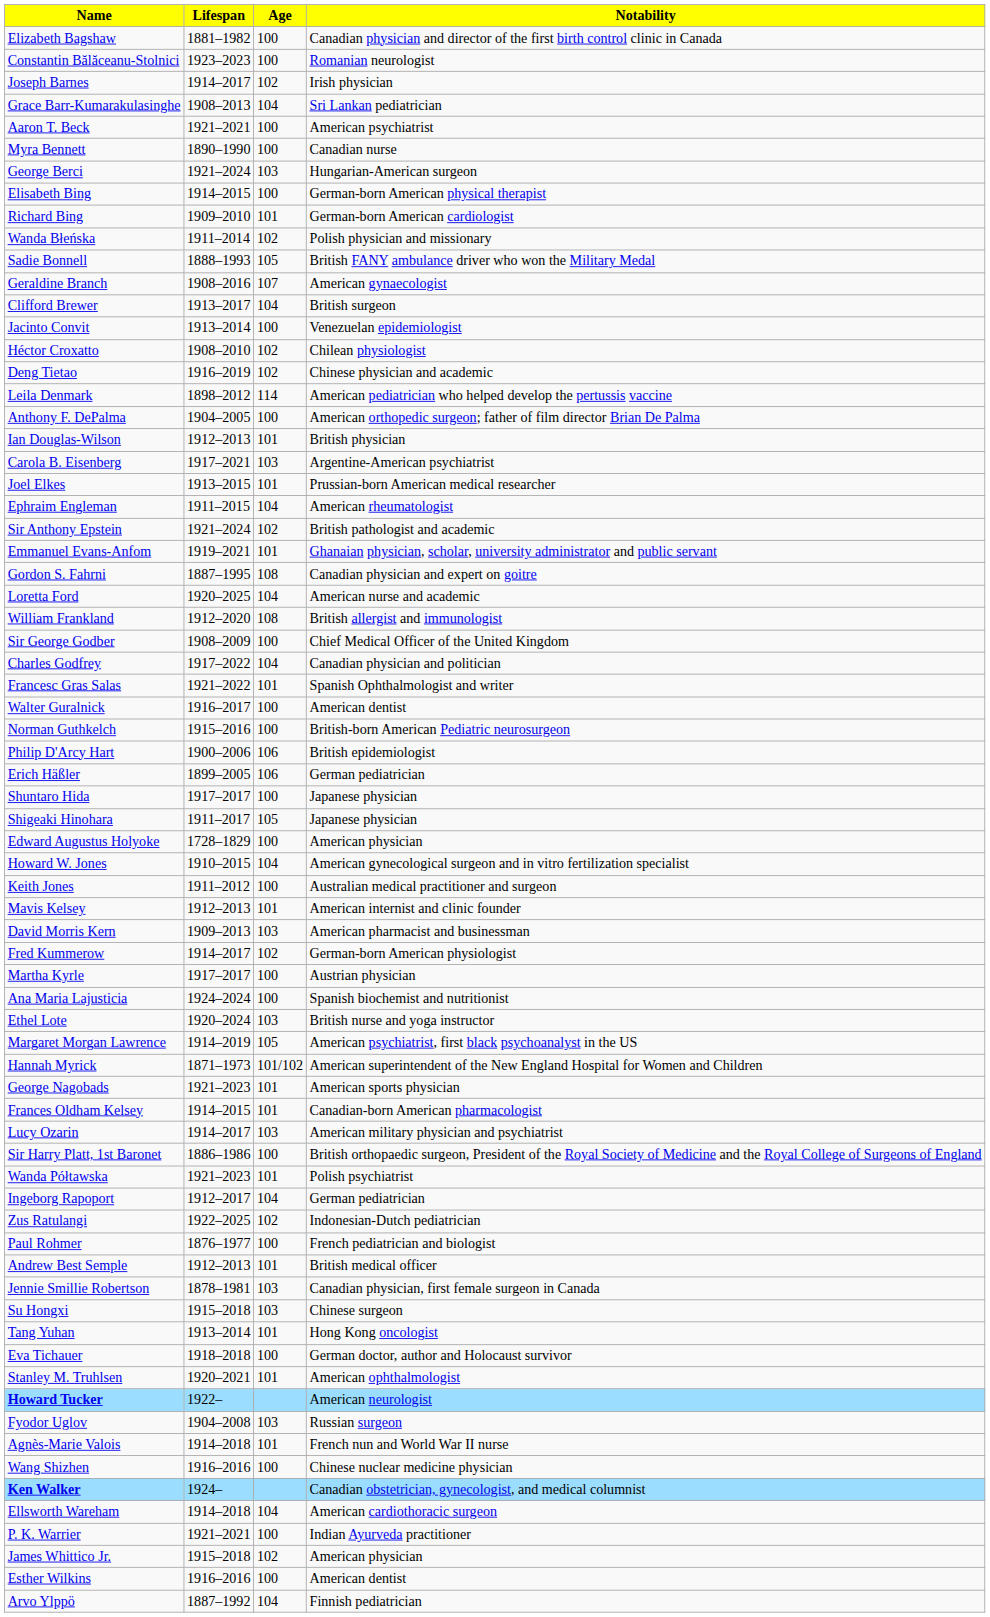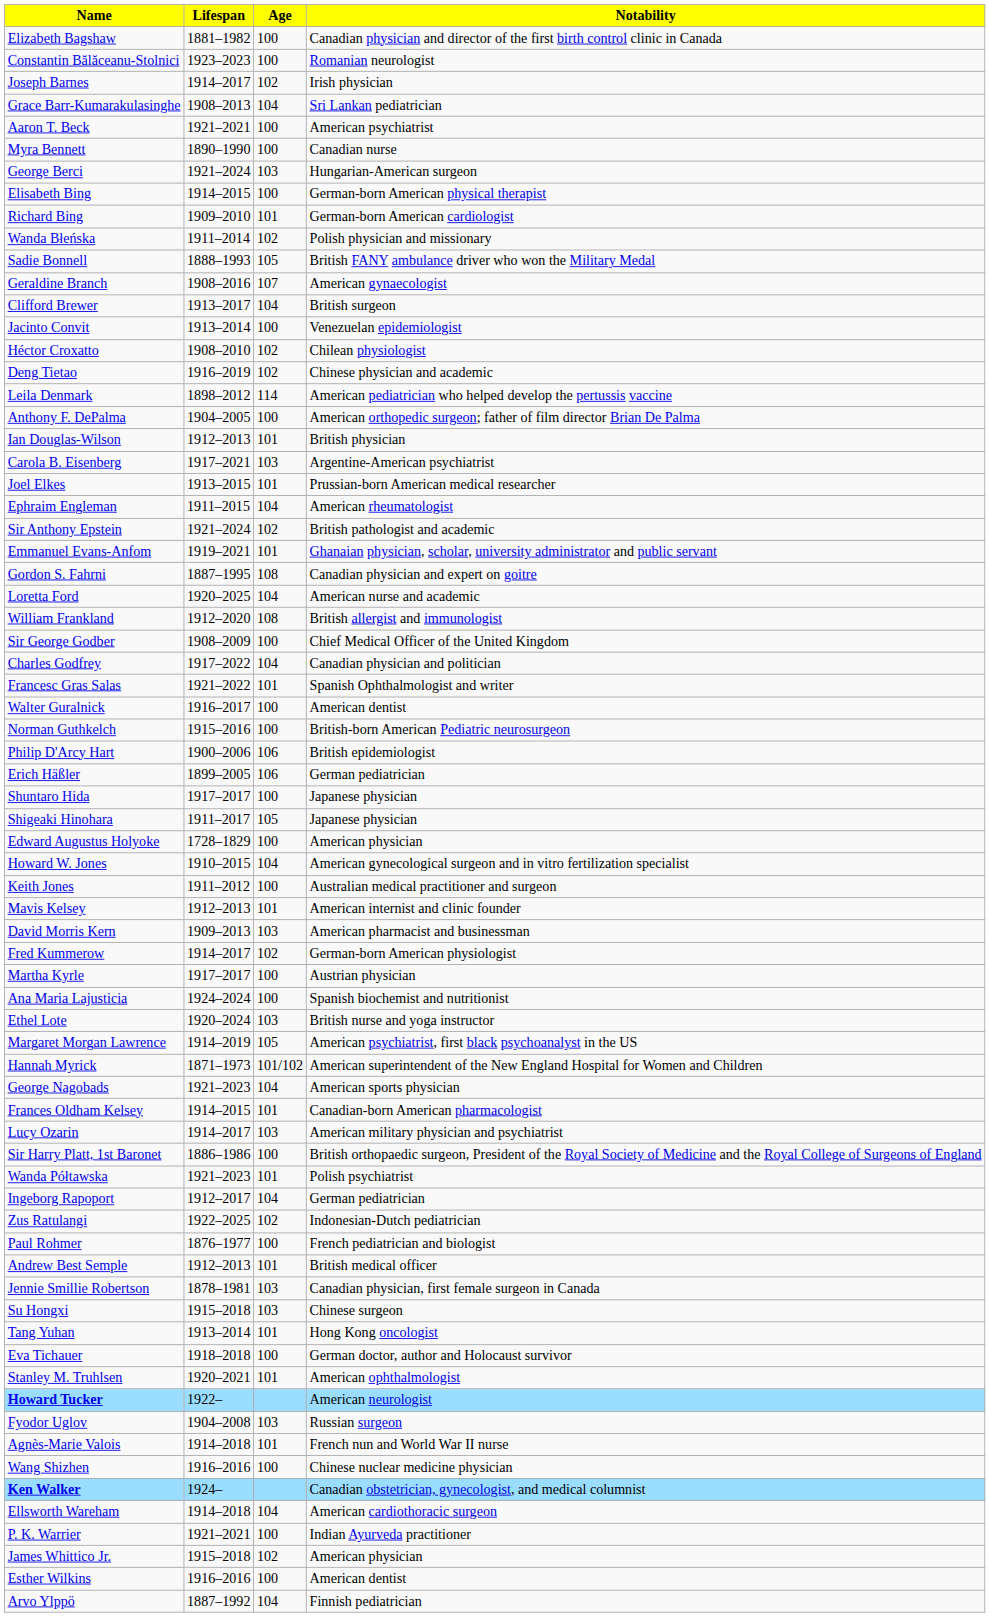(267, 1087) 101 -> (267, 1087) 104
